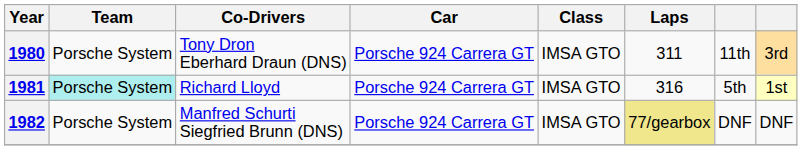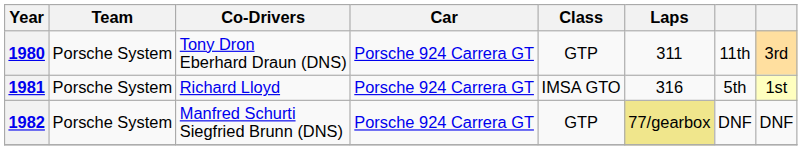(581, 53) IMSA GTO -> (581, 53) GTP
(112, 88) paleturquoise background -> (112, 88) no background
(581, 123) IMSA GTO -> (581, 123) GTP
